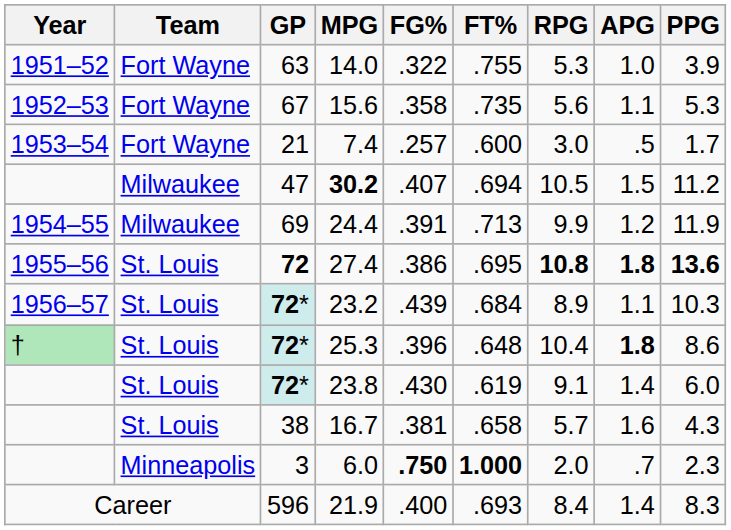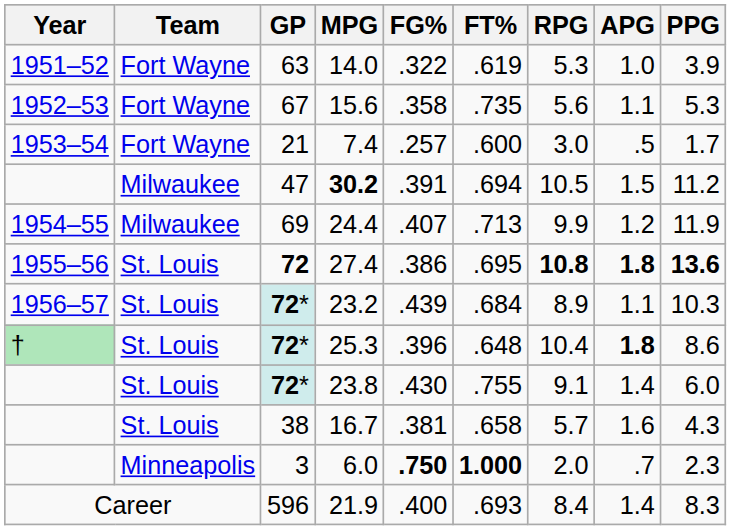(498, 65) .755 -> (498, 65) .619
(423, 185) .407 -> (423, 185) .391
(423, 225) .391 -> (423, 225) .407
(498, 384) .619 -> (498, 384) .755
